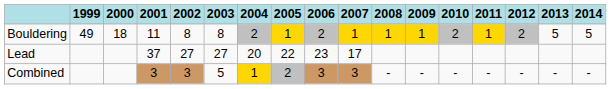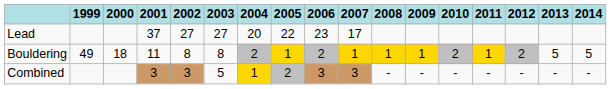rows swapped: (21, 53) <-> (37, 34)
